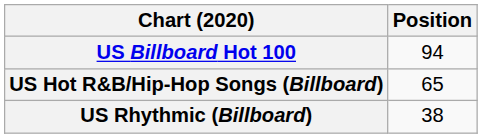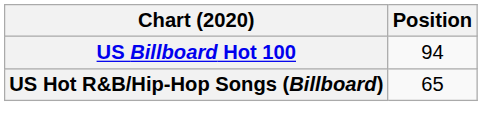- row: (196, 116)
